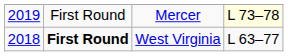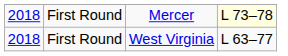(24, 16) 2019 -> (24, 16) 2018
(88, 39) bold -> (85, 39) normal
